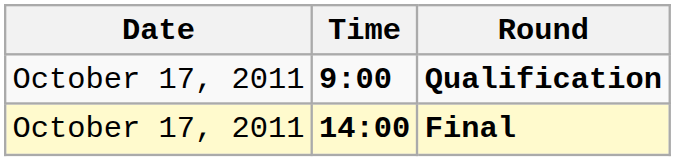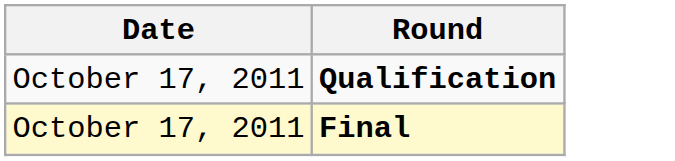- column: (365, 30)
